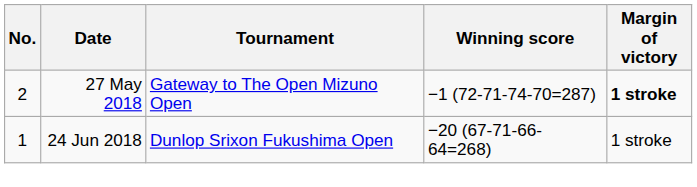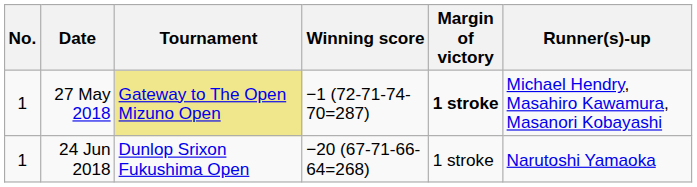+ column: (597, 38)
(22, 94) 2 -> (22, 103) 1
(264, 94) no background -> (202, 103) khaki background
